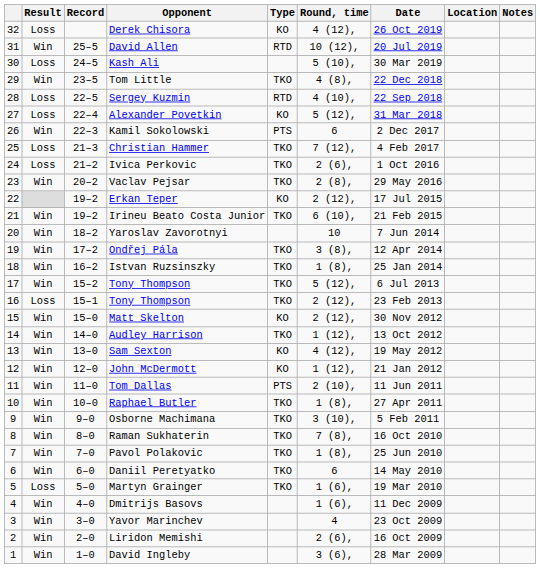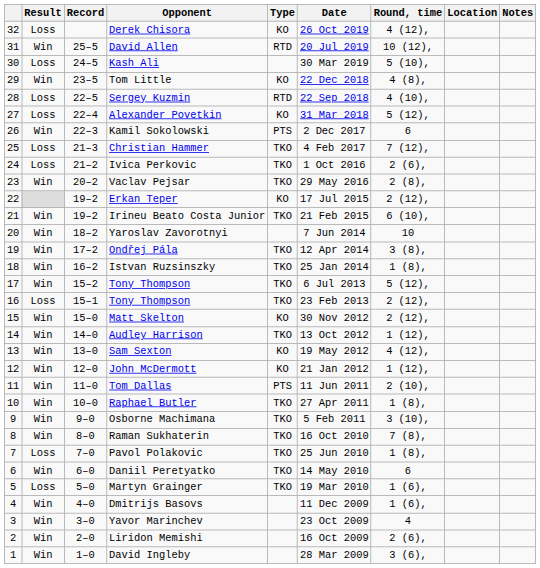columns swapped: (334, 13) <-> (408, 13)
(283, 81) TKO -> (283, 81) KO
(43, 454) Win -> (43, 454) Loss
